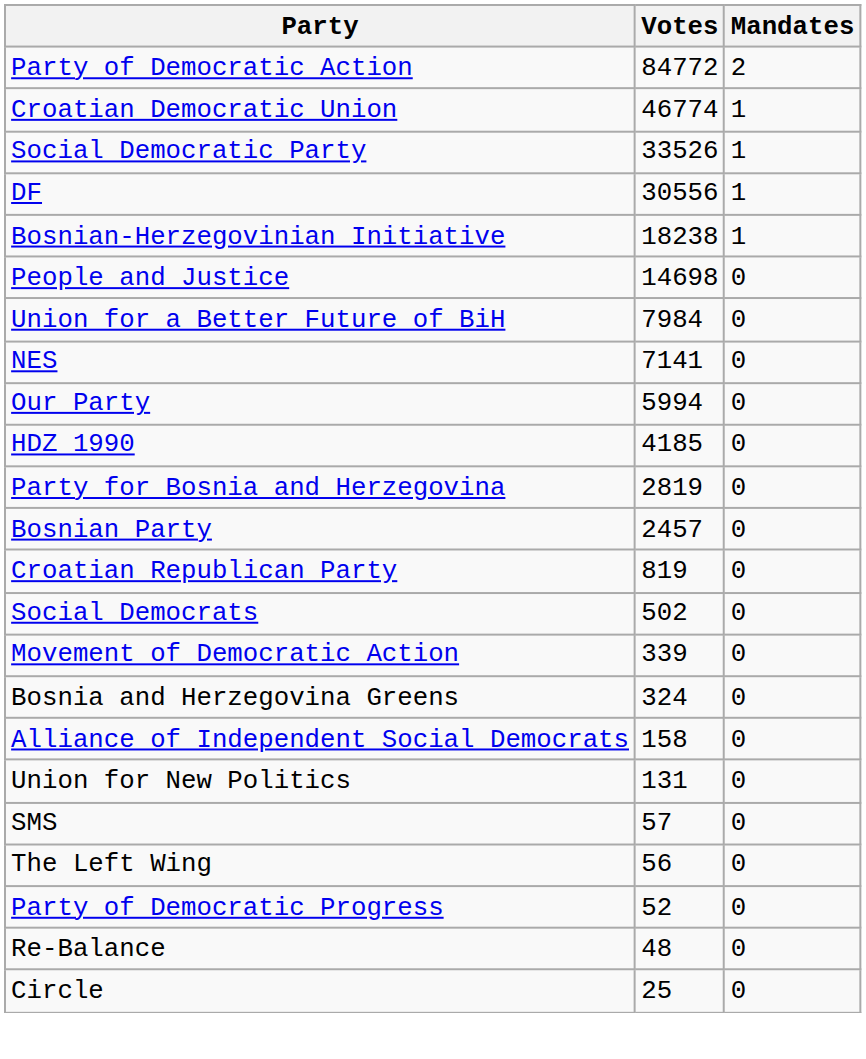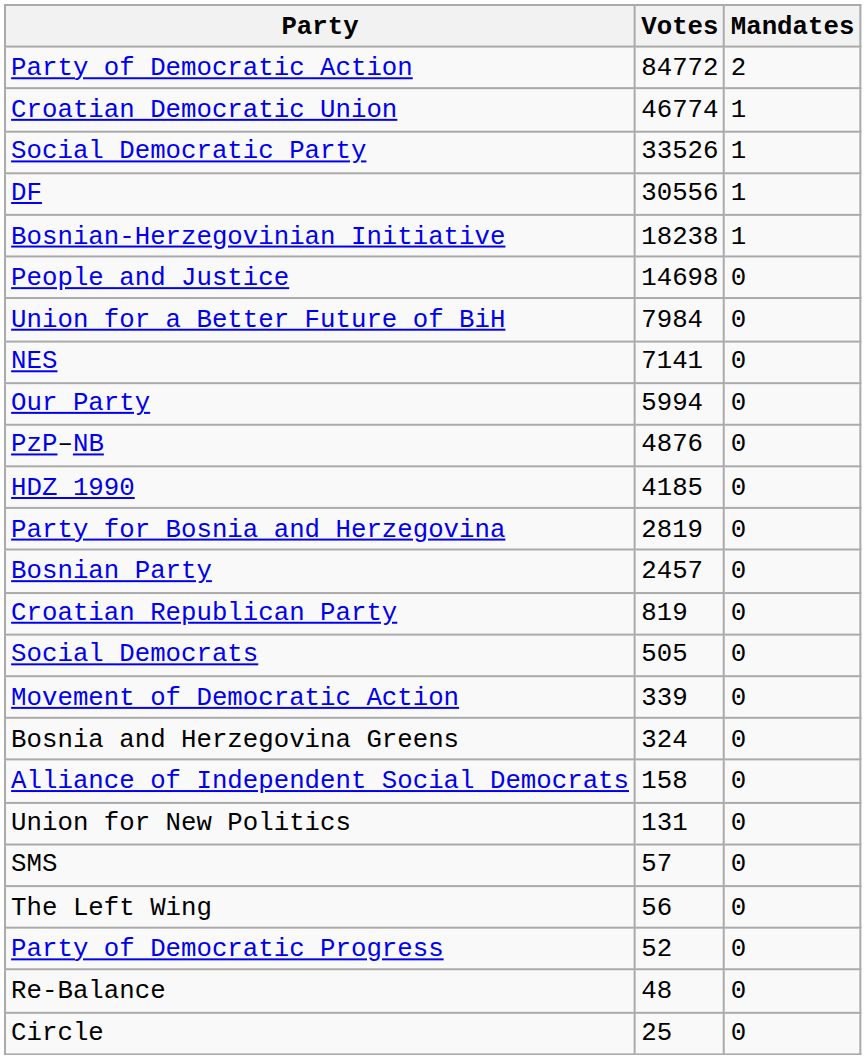+ row: (57, 445)
(664, 613) 502 -> (664, 655) 505
